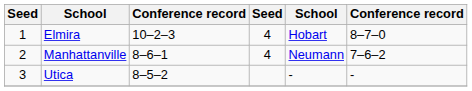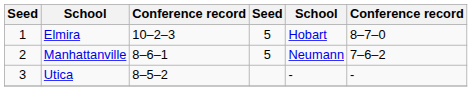(267, 34) 4 -> (267, 34) 5
(267, 55) 4 -> (267, 55) 5
